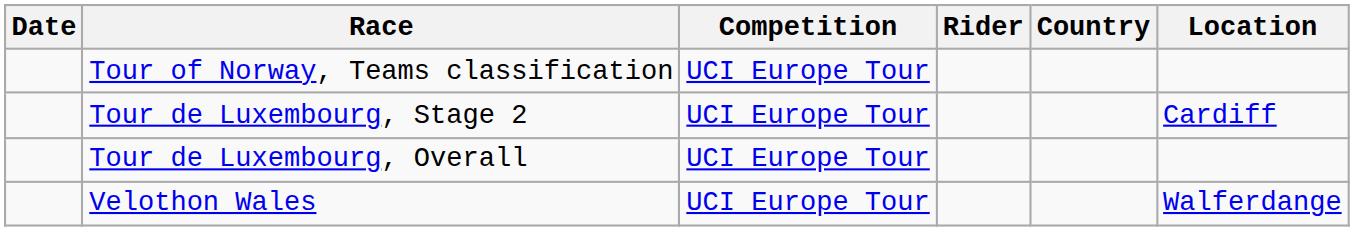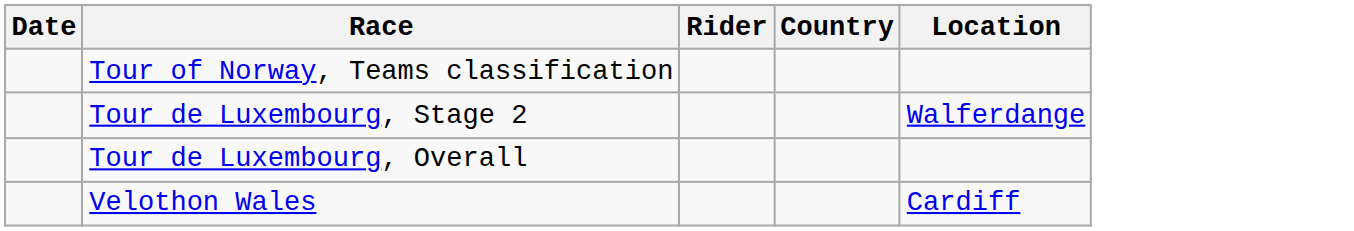- column: (808, 27)
(1220, 115) Cardiff -> (996, 115) Walferdange
(1252, 203) Walferdange -> (964, 203) Cardiff
